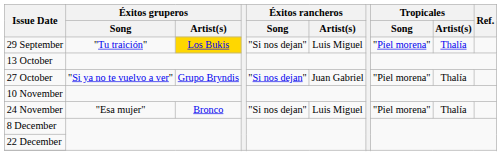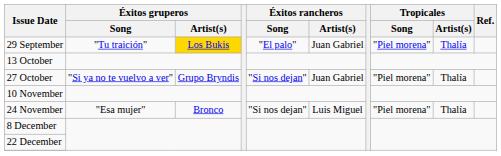(278, 45) "Si nos dejan" -> (278, 45) "El palo"
(338, 45) Luis Miguel -> (338, 45) Juan Gabriel
